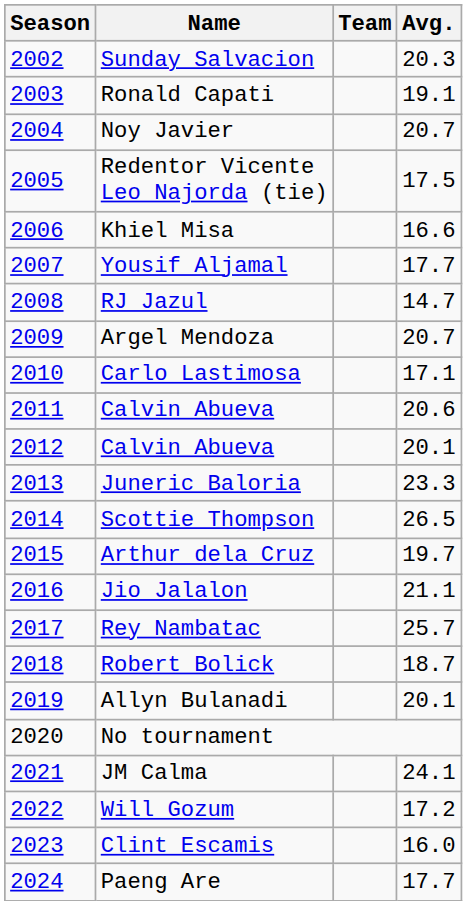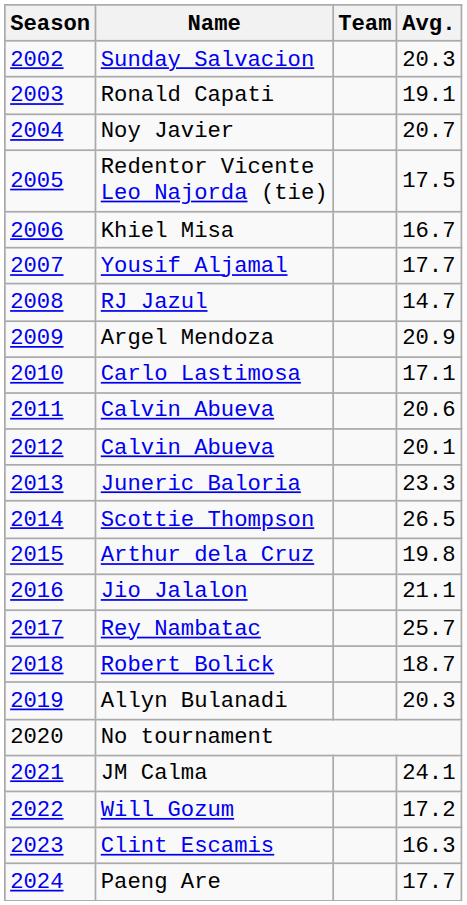(429, 230) 16.6 -> (429, 230) 16.7
(429, 338) 20.7 -> (429, 338) 20.9
(429, 556) 19.7 -> (429, 556) 19.8
(429, 701) 20.1 -> (429, 701) 20.3
(429, 846) 16.0 -> (429, 846) 16.3
